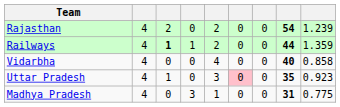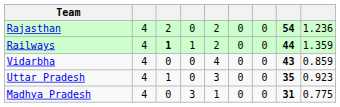(318, 29) 1.239 -> (318, 29) 1.236
(288, 61) 40 -> (288, 61) 43
(318, 61) 0.858 -> (318, 61) 0.859
(240, 78) pink background -> (240, 78) no background
